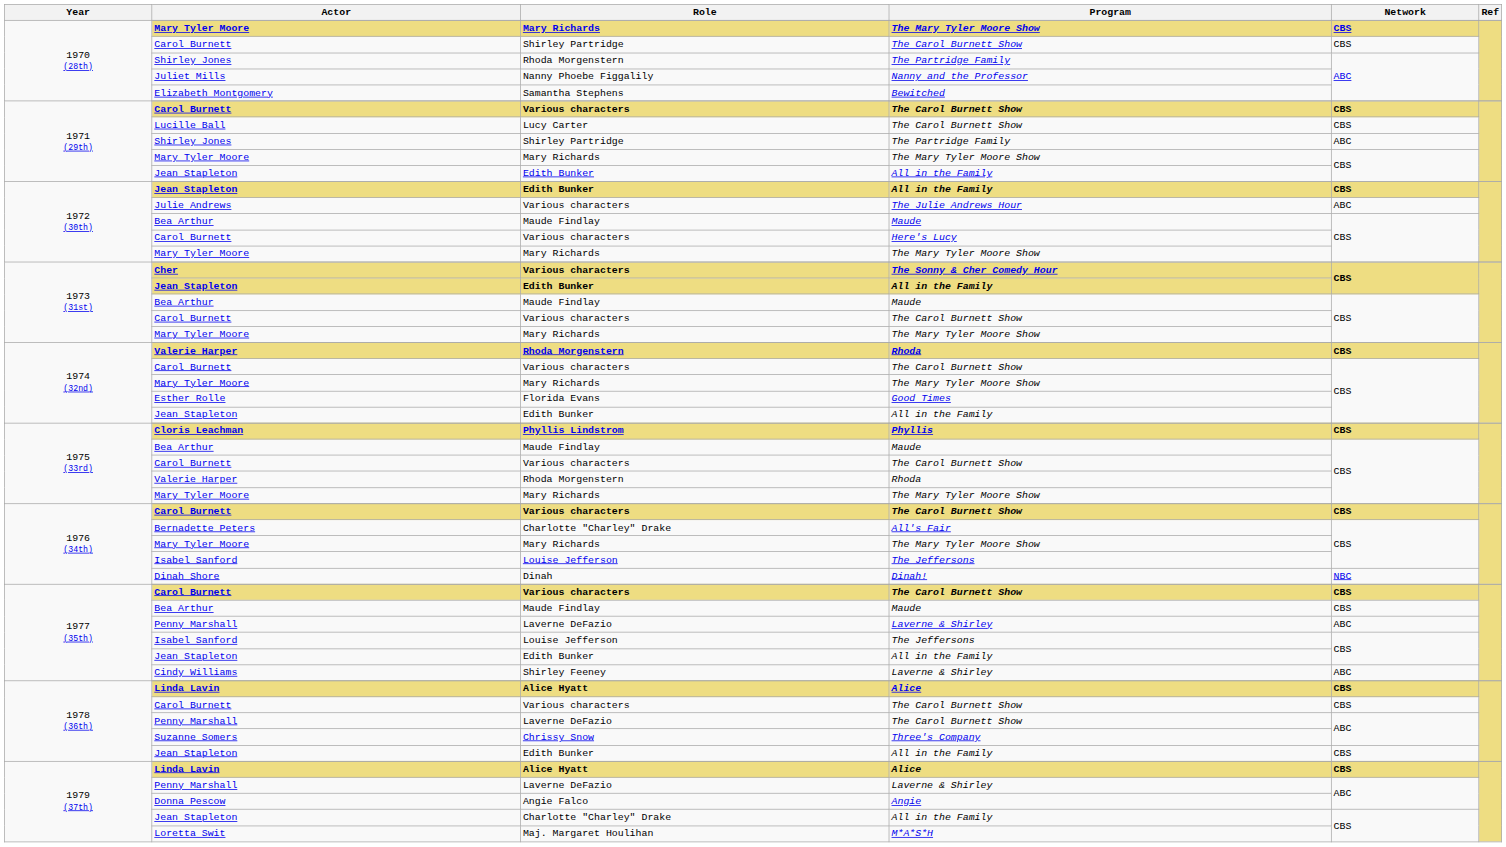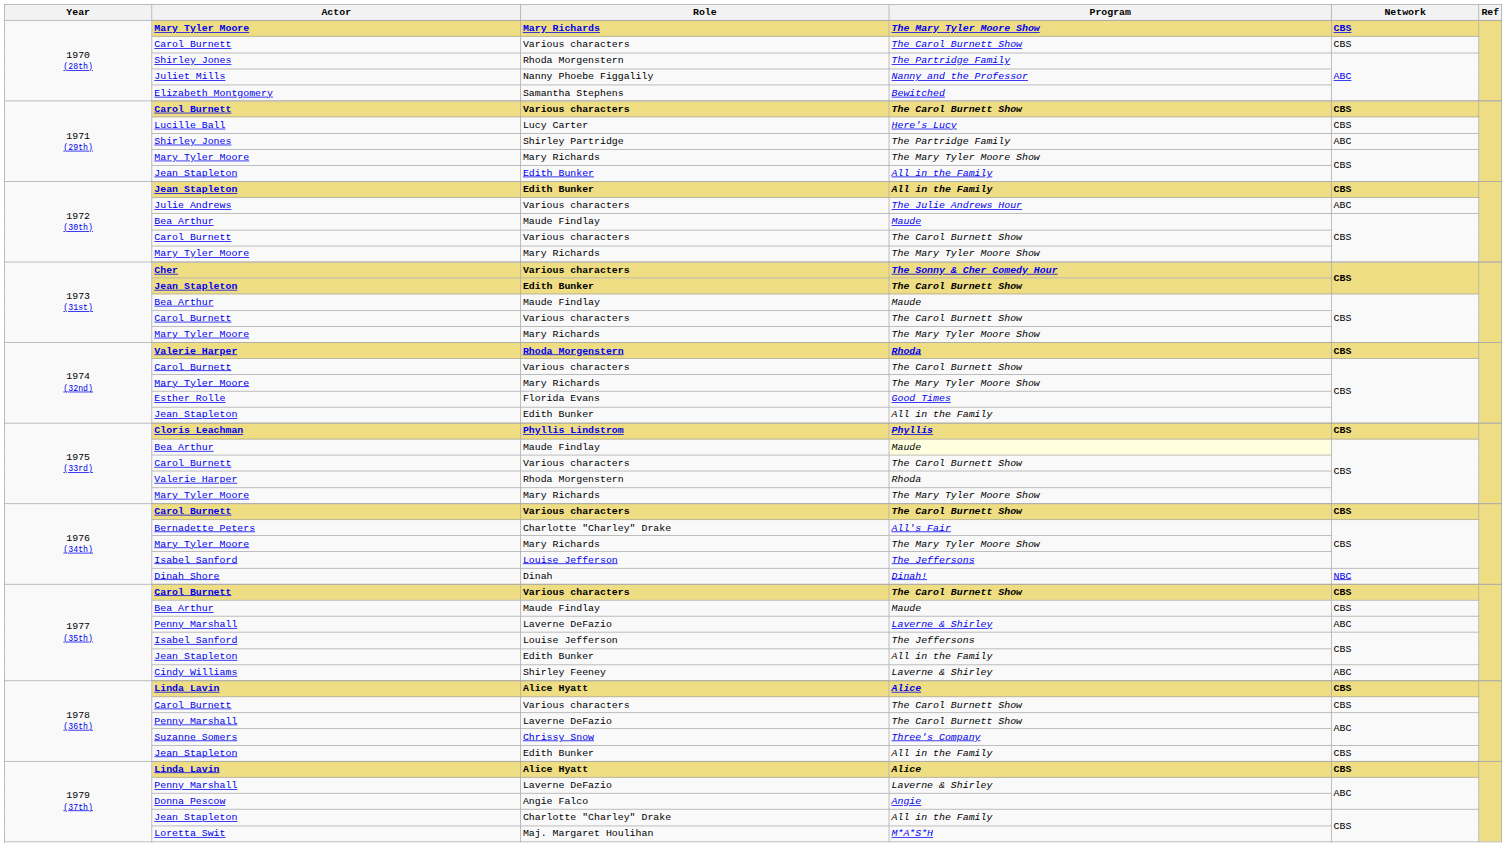(573, 45) Shirley Partridge -> (576, 45) Various characters
(957, 125) The Carol Burnett Show -> (924, 125) Here's Lucy
(924, 238) Here's Lucy -> (957, 238) The Carol Burnett Show
(942, 286) All in the Family -> (957, 286) The Carol Burnett Show
(906, 447) no background -> (906, 447) lightyellow background
